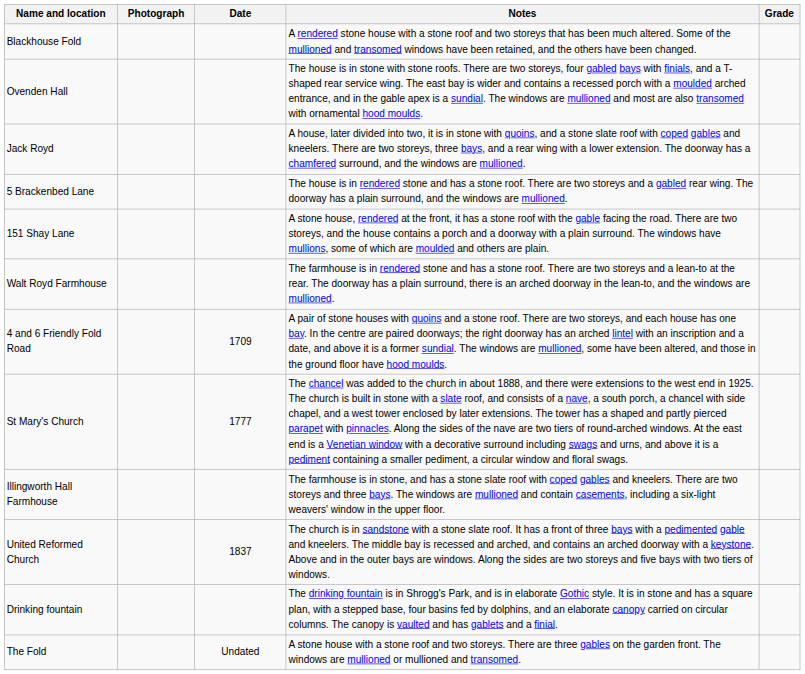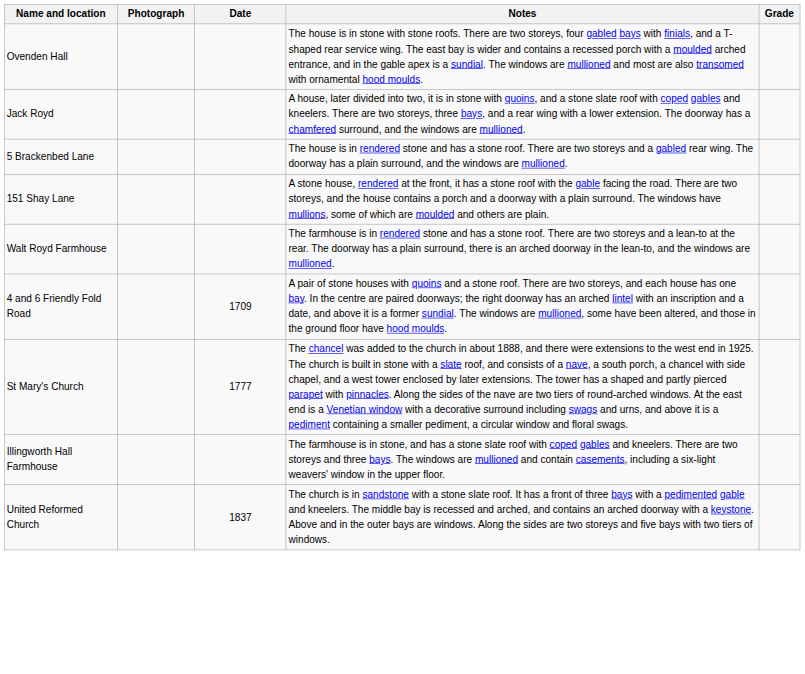- row: (44, 41)
- row: (44, 609)
- row: (27, 652)
